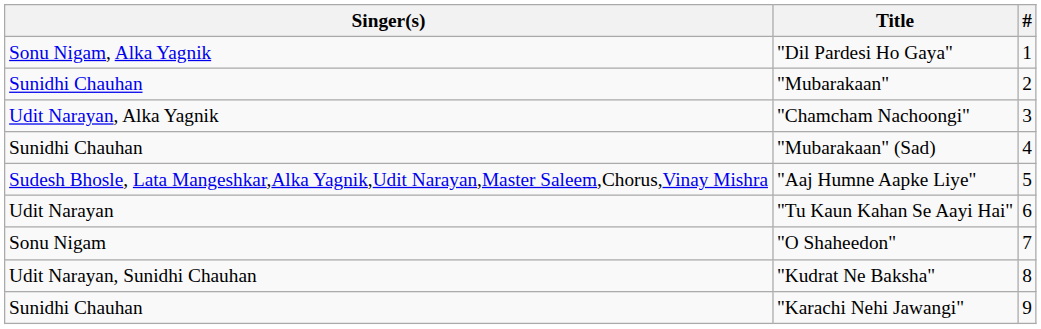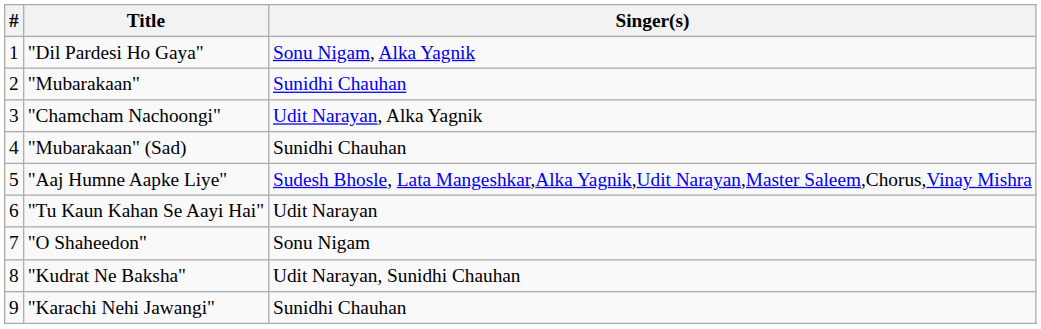columns swapped: (1027, 20) <-> (389, 20)
